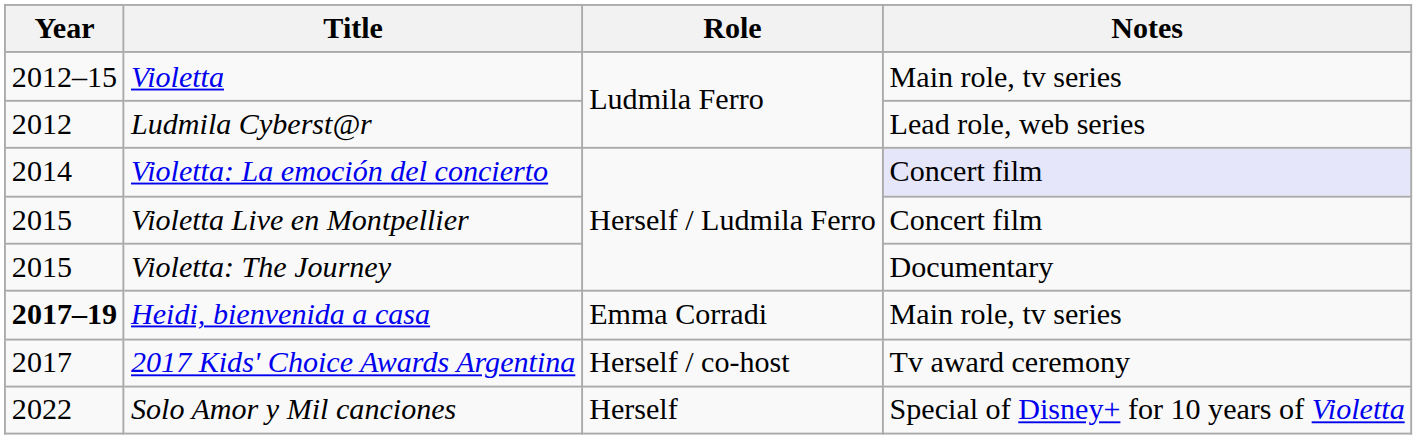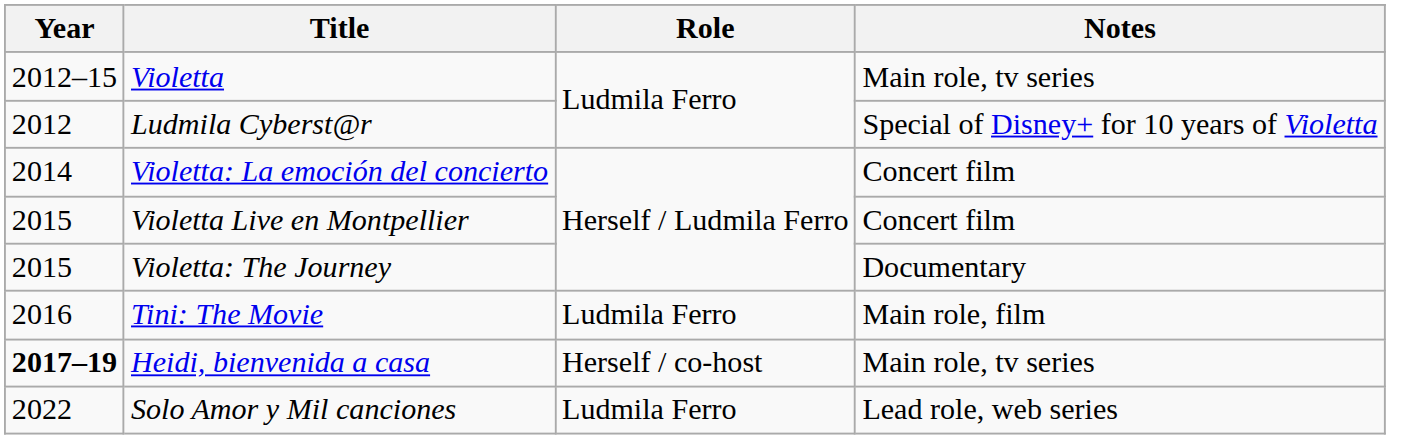(1017, 123) Lead role, web series -> (1120, 123) Special of Disney+ for 10 years of Violetta
(966, 171) lavender background -> (939, 171) no background
+ row: (227, 314)
(678, 314) Emma Corradi -> (662, 362) Herself / co-host
- row: (353, 362)
(633, 409) Herself -> (649, 409) Ludmila Ferro
(1147, 409) Special of Disney+ for 10 years of Violetta -> (990, 409) Lead role, web series
